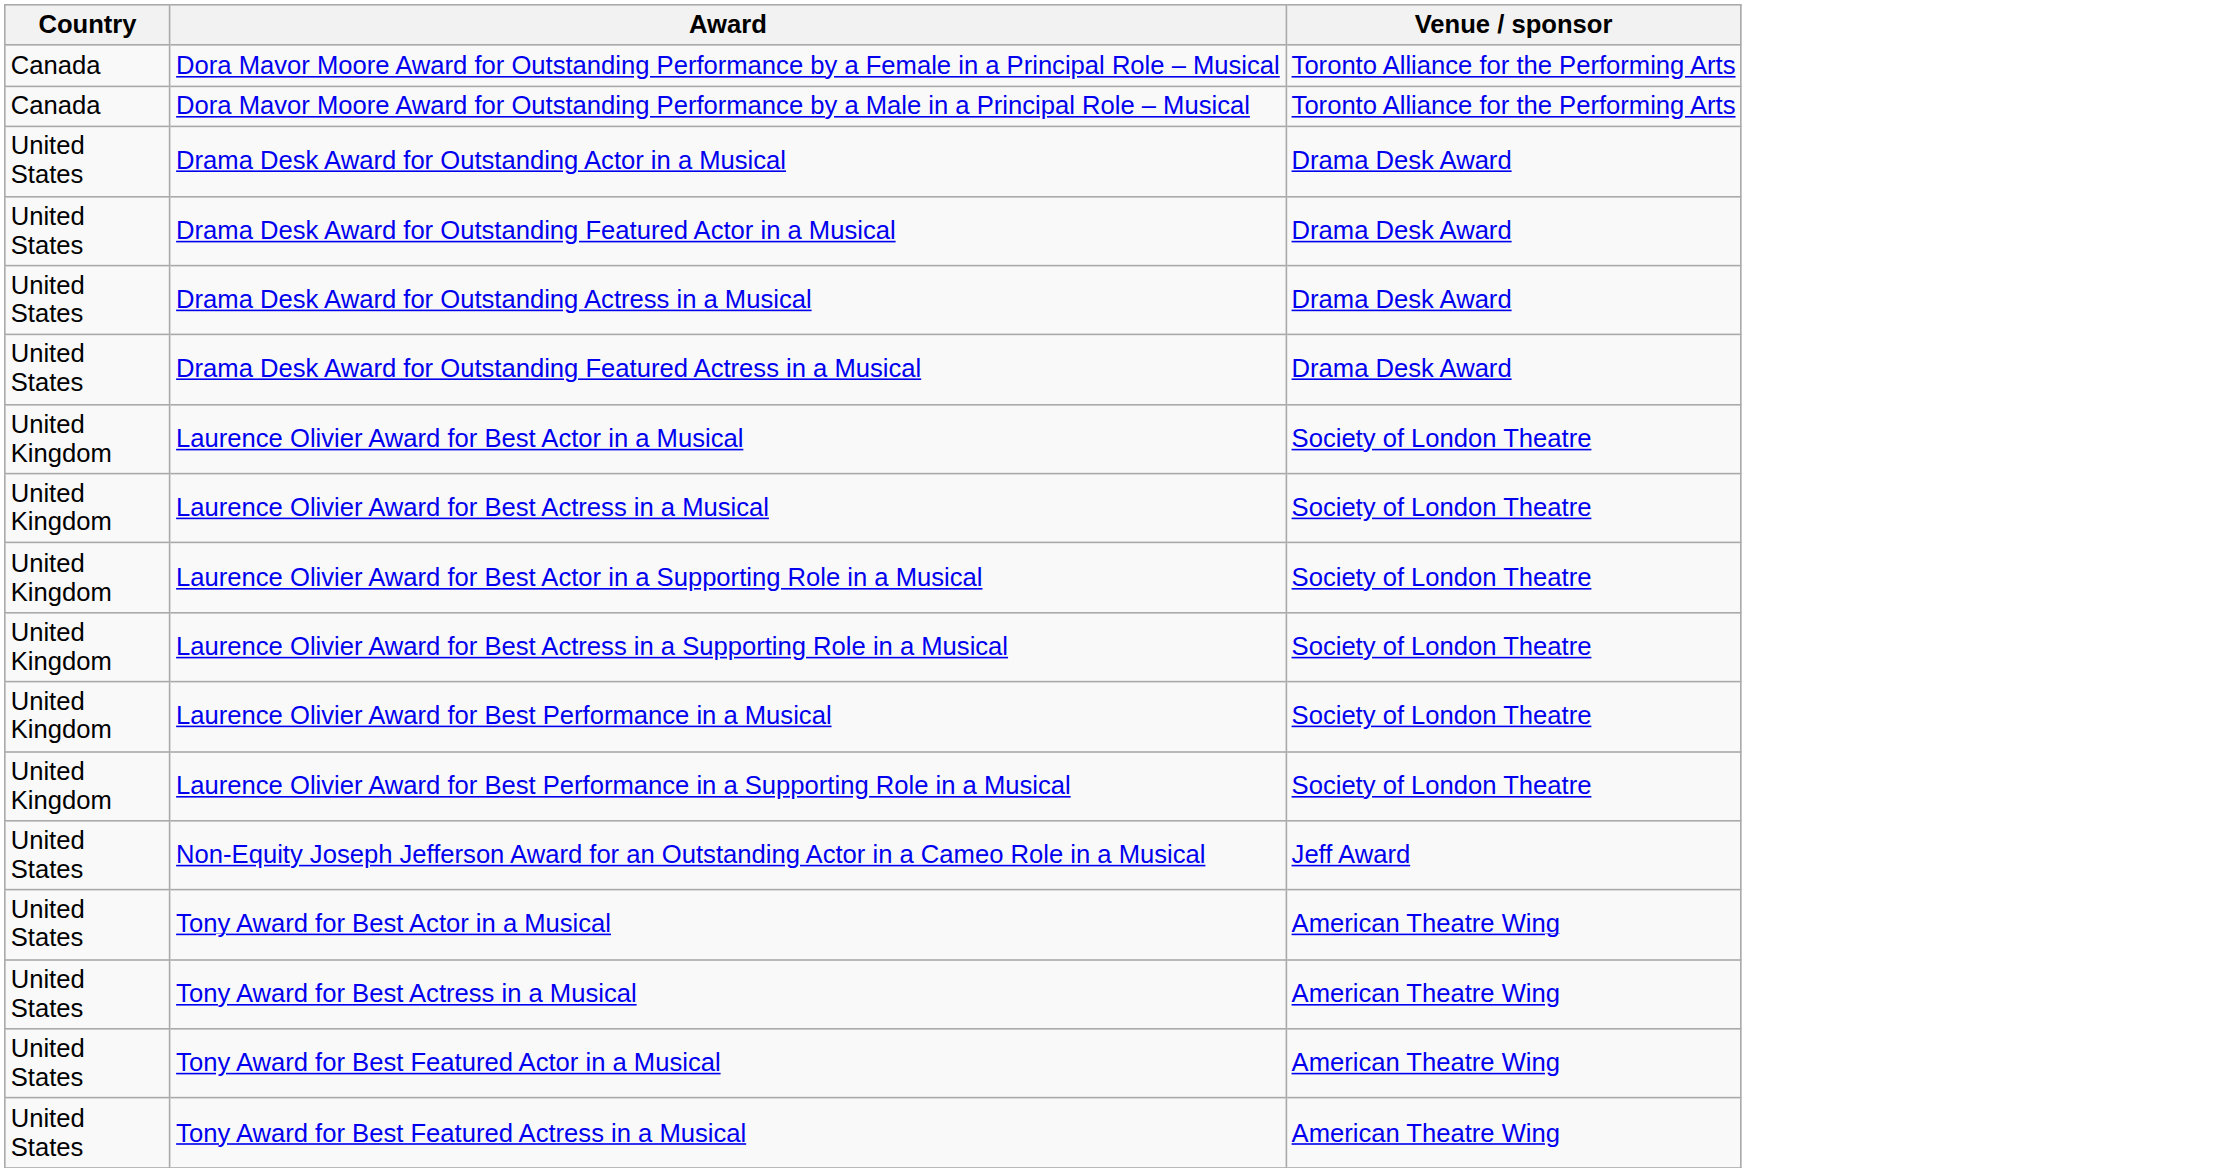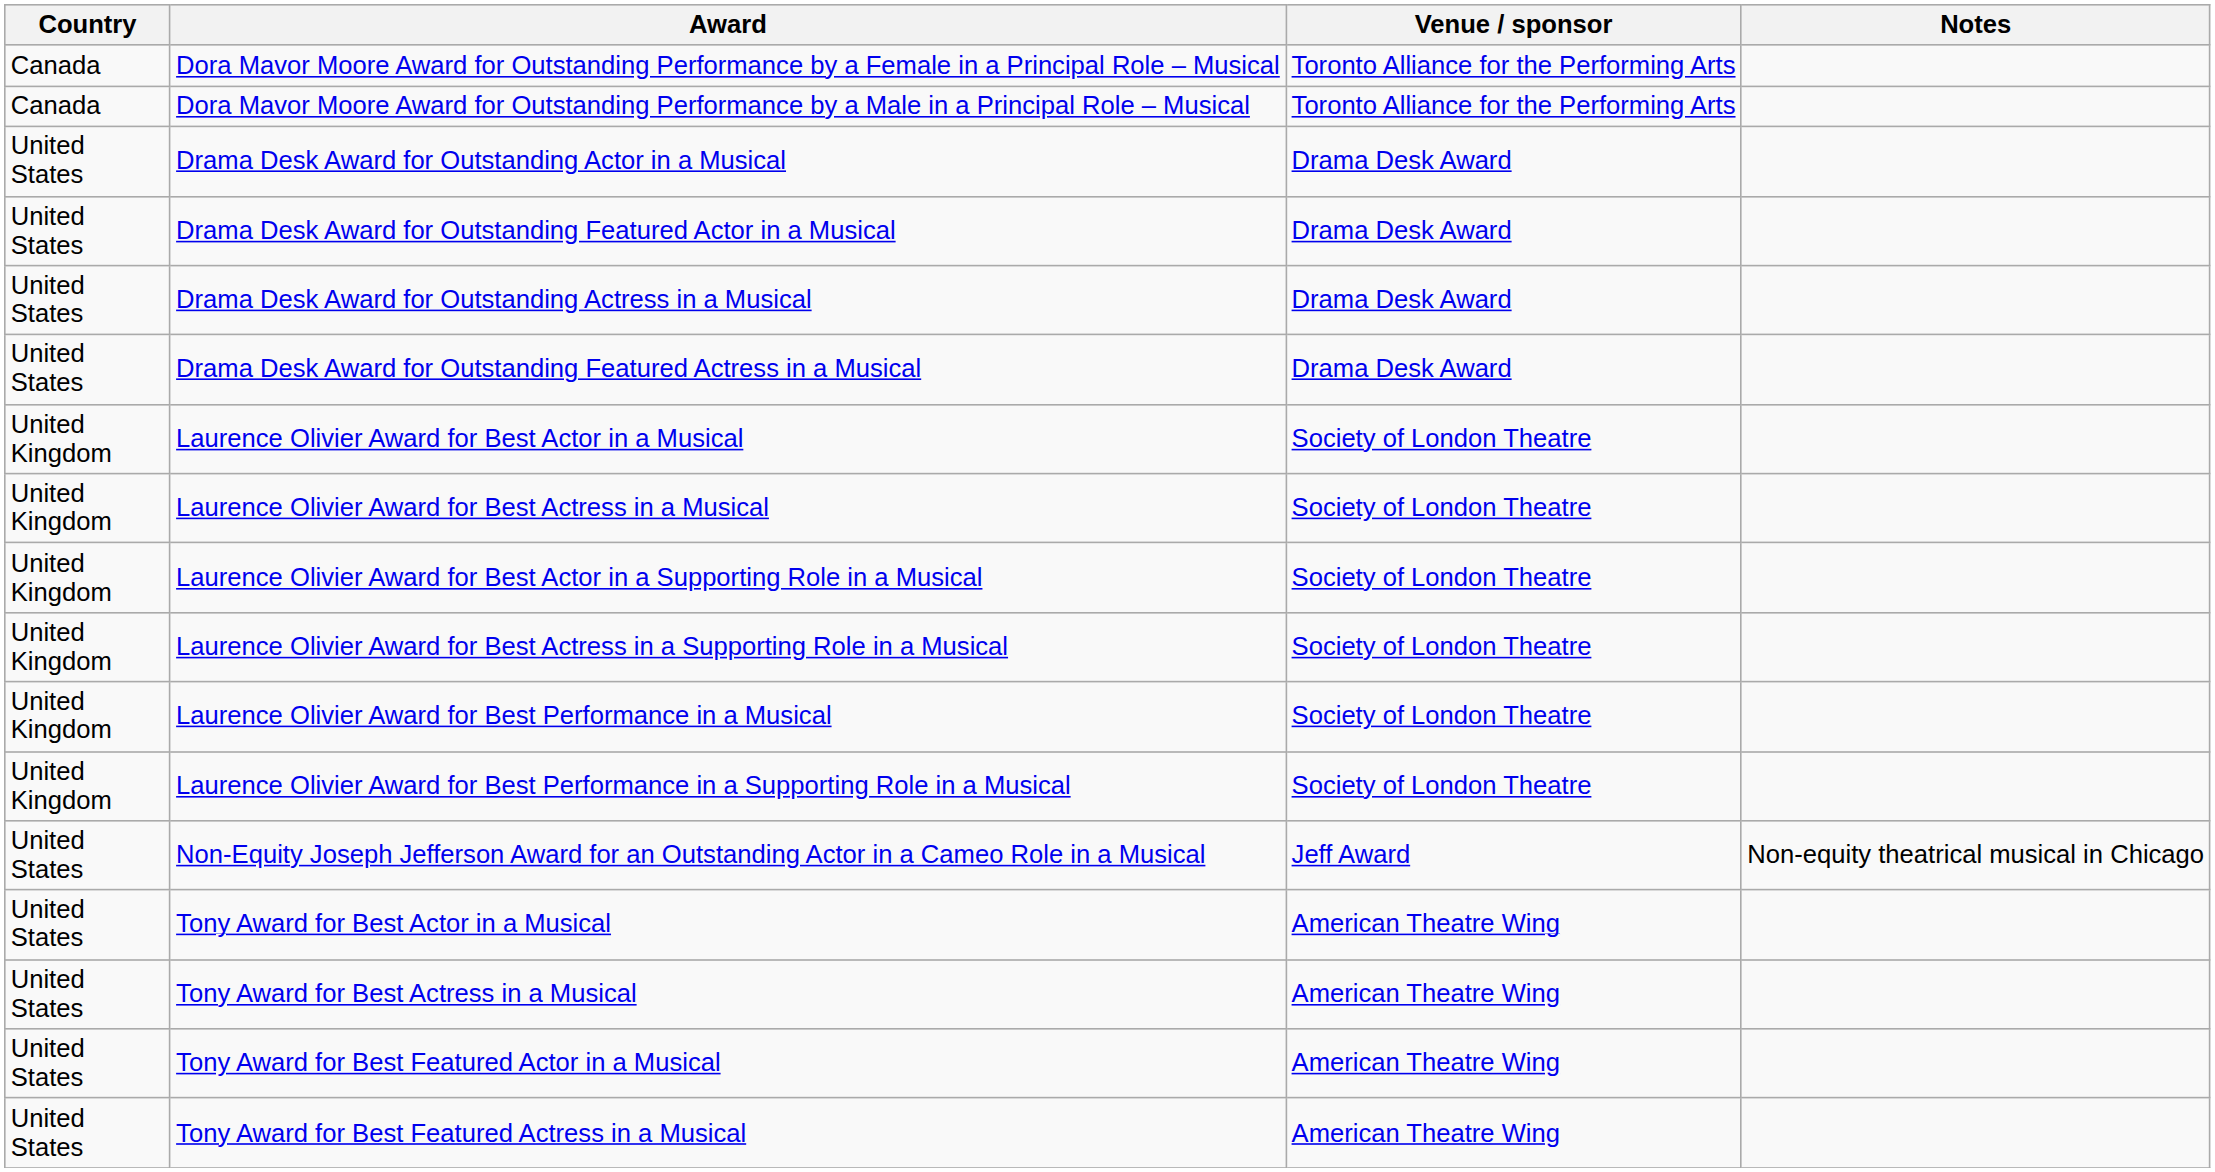+ column: (1976, 24)
